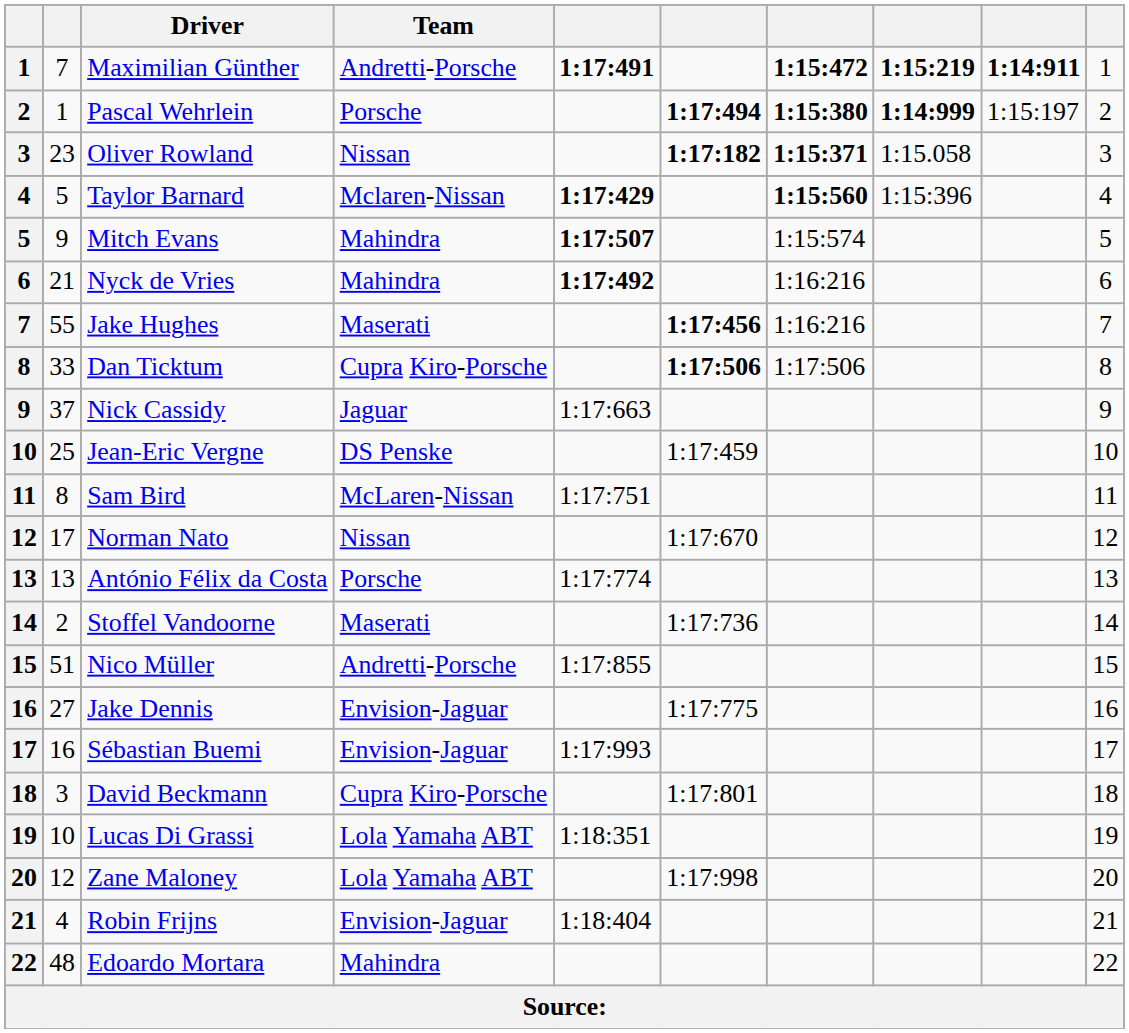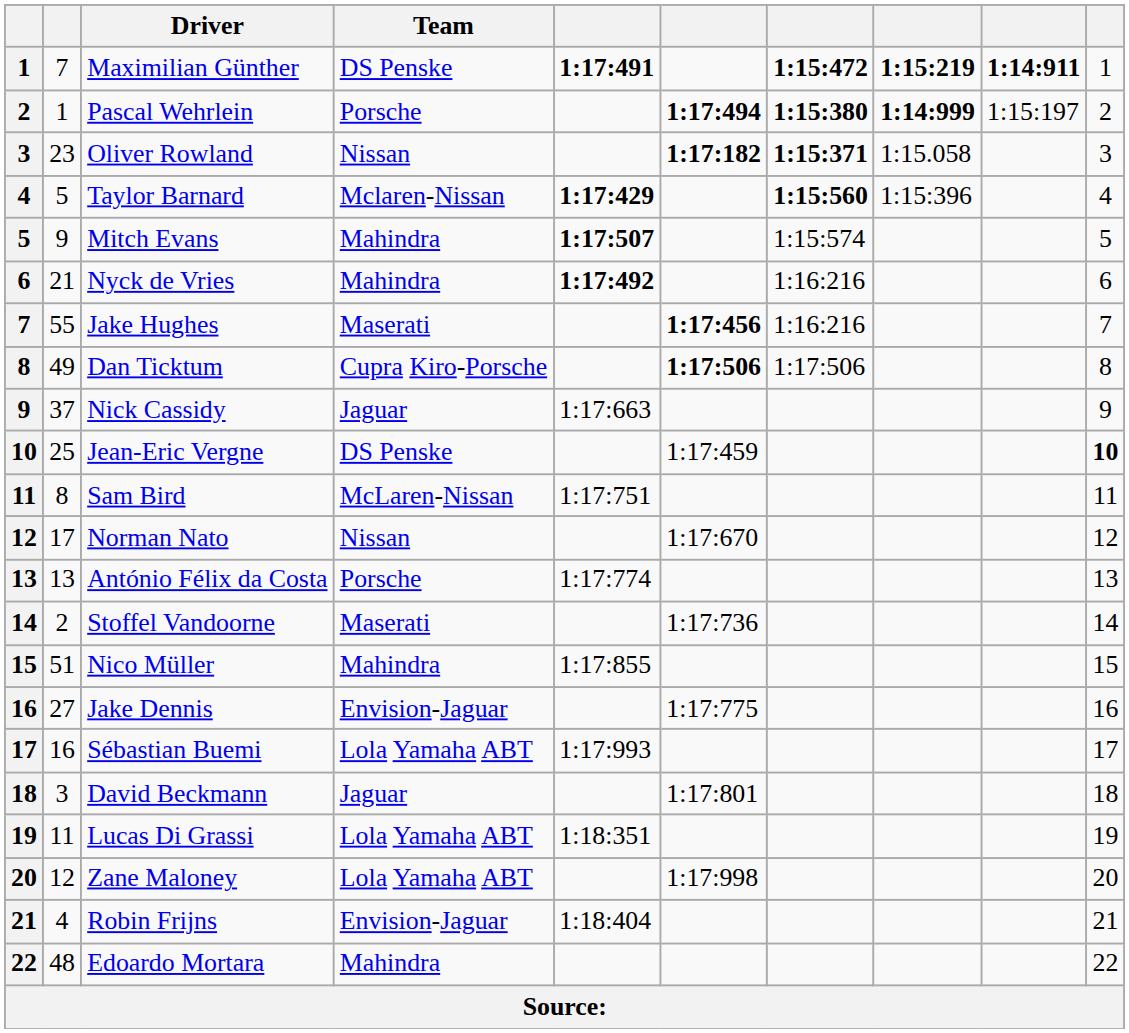(428, 68) Andretti-Porsche -> (396, 68) DS Penske
(62, 366) 33 -> (62, 366) 49
(1106, 451) normal -> (1106, 451) bold
(428, 664) Andretti-Porsche -> (390, 664) Mahindra
(424, 750) Envision-Jaguar -> (436, 750) Lola Yamaha ABT
(443, 792) Cupra Kiro-Porsche -> (373, 792) Jaguar
(62, 835) 10 -> (62, 835) 11
